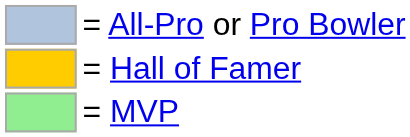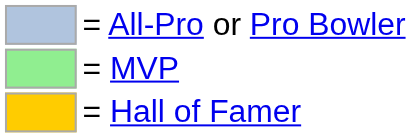rows swapped: (131, 111) <-> (192, 68)
